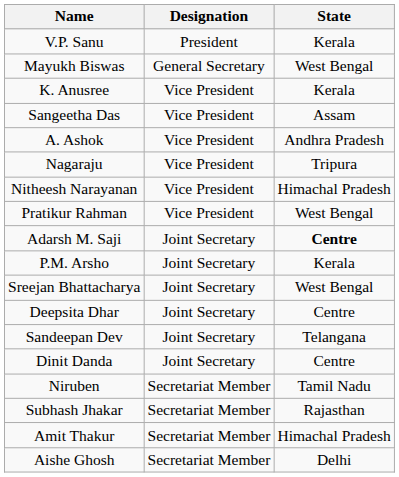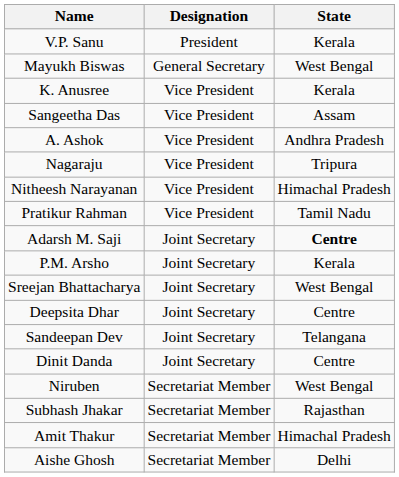(334, 213) West Bengal -> (334, 213) Tamil Nadu
(334, 386) Tamil Nadu -> (334, 386) West Bengal
